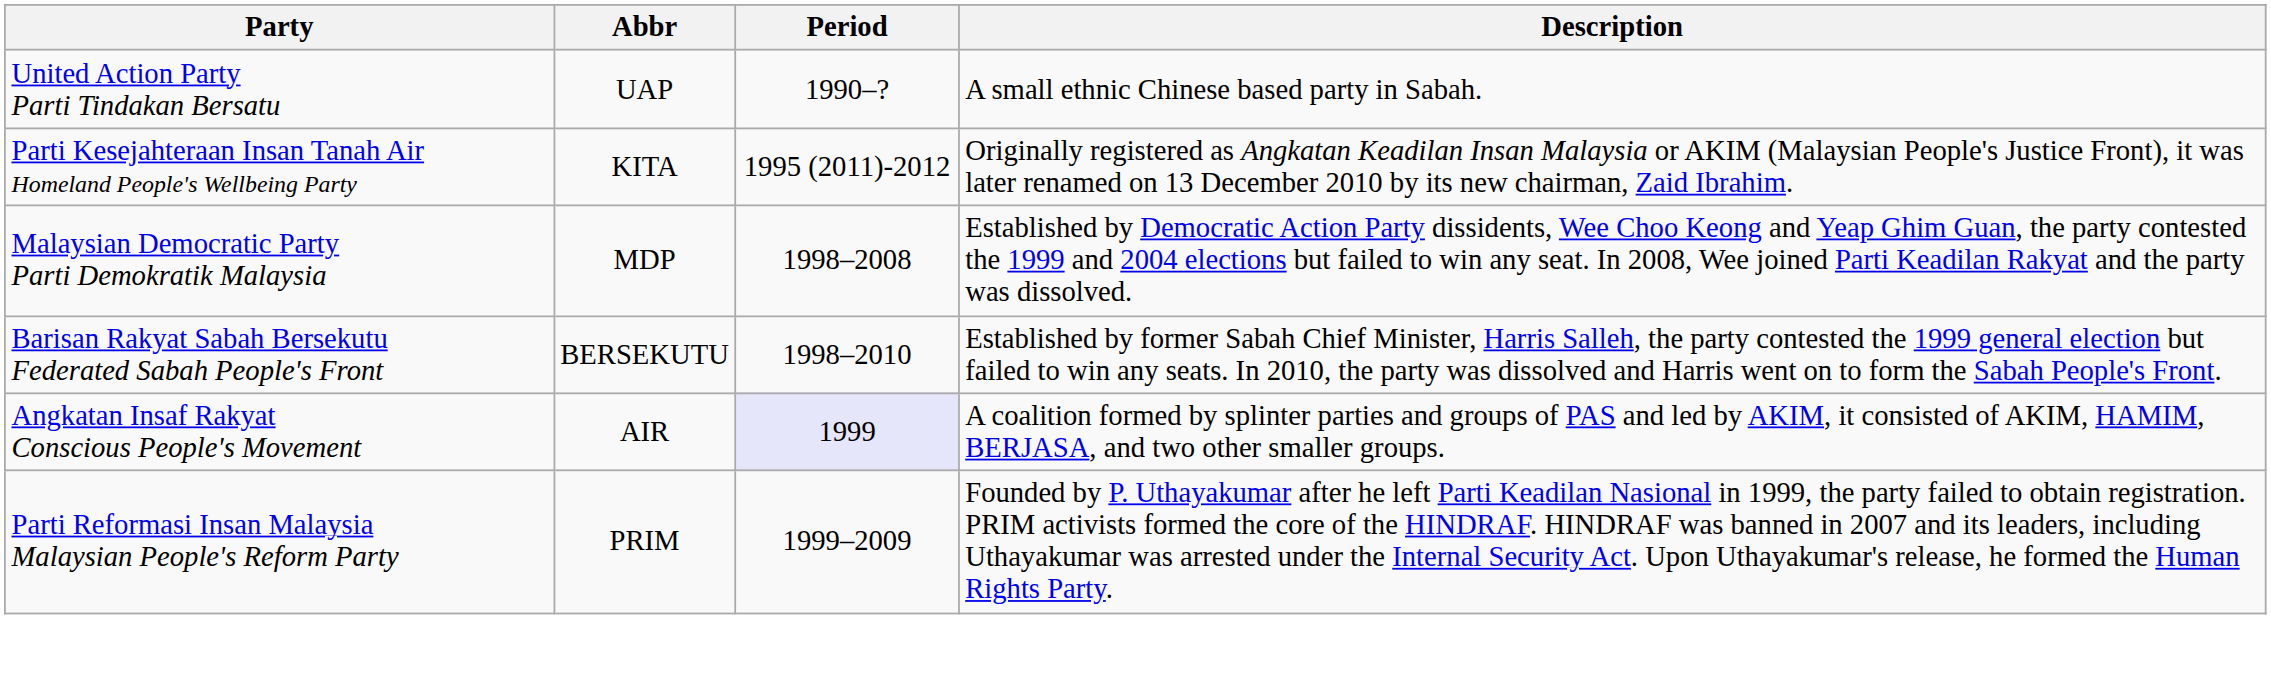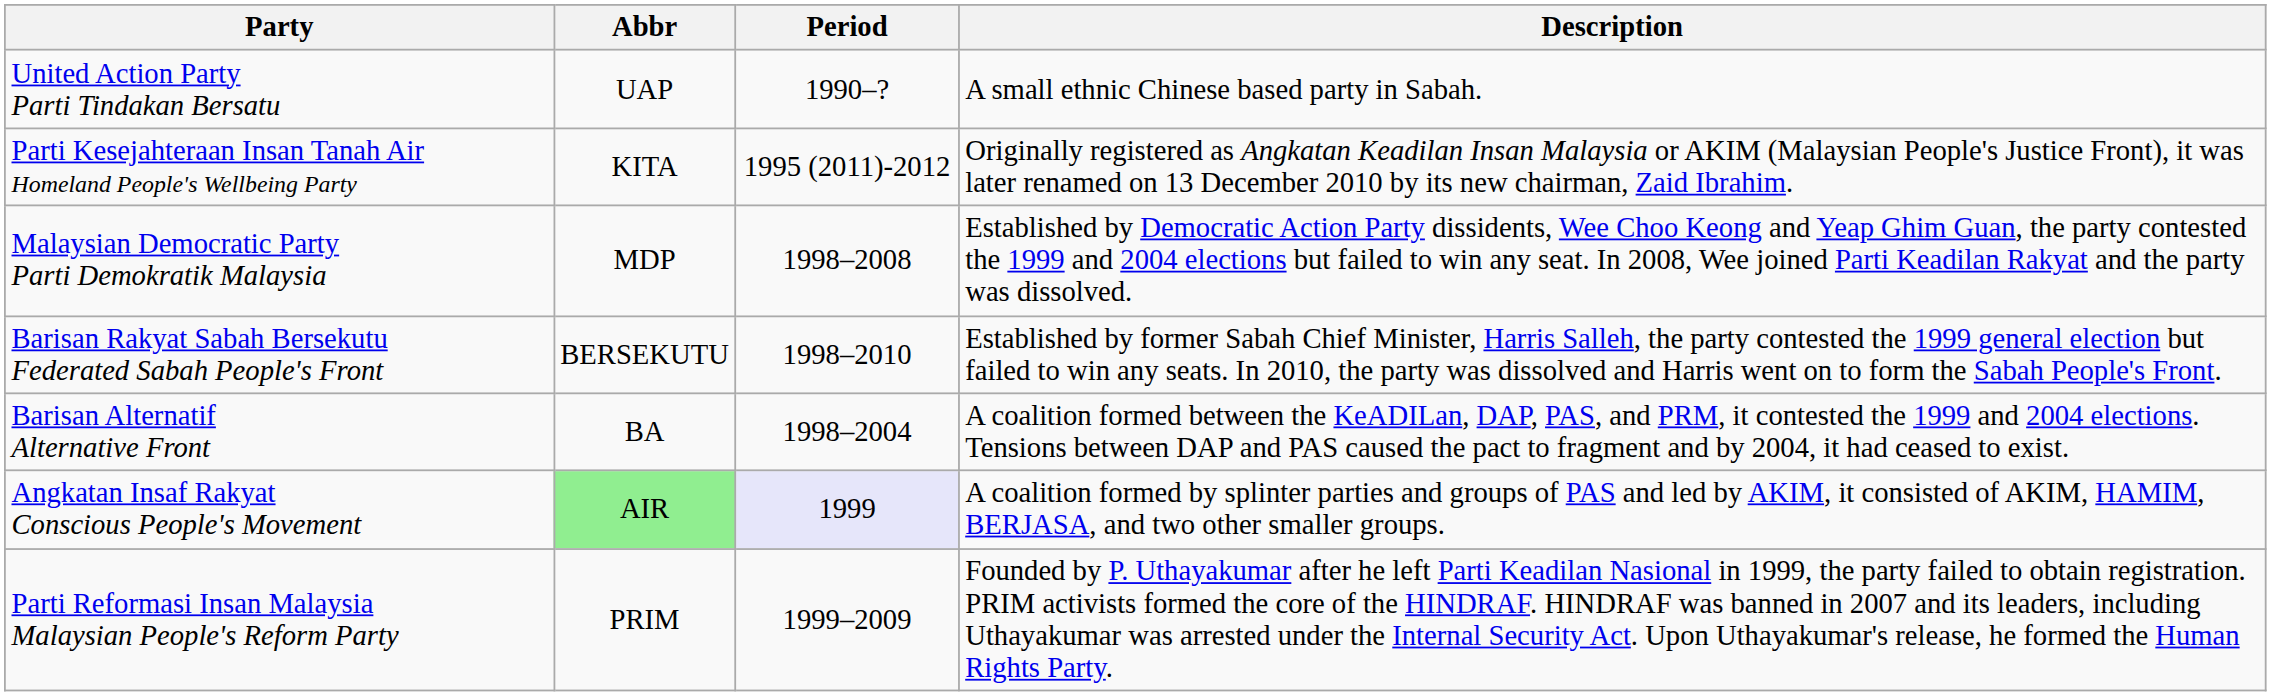+ row: (114, 431)
(645, 431) no background -> (645, 509) lightgreen background
